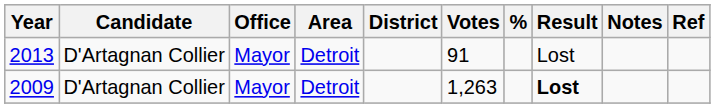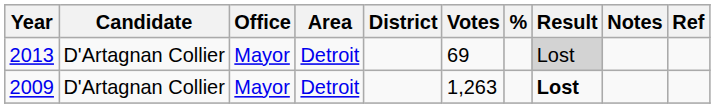(458, 54) 91 -> (458, 54) 69
(556, 54) no background -> (556, 54) lightgrey background
